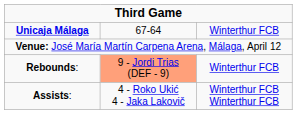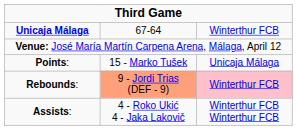+ row: (52, 62)
(244, 68) no background -> (244, 84) pink background
